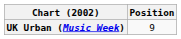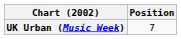(152, 27) 9 -> (152, 27) 7
